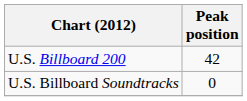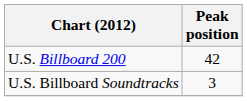(212, 83) 0 -> (212, 83) 3
